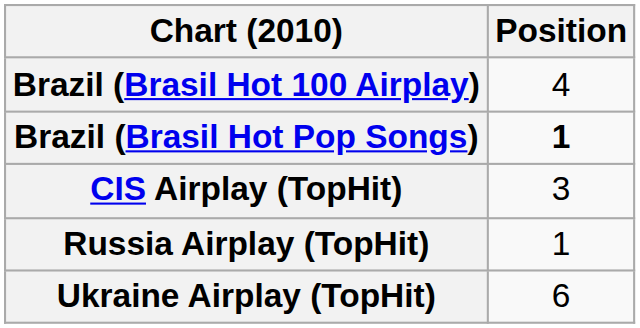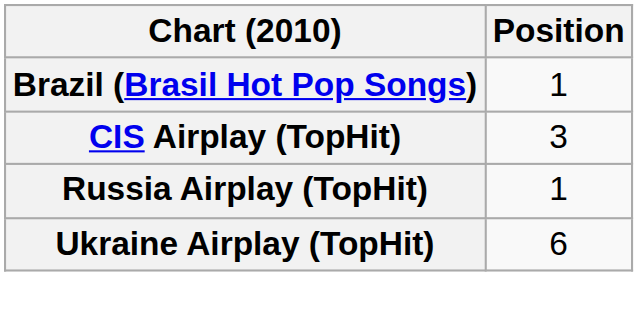- row: (246, 84)
(561, 137) bold -> (559, 84) normal
